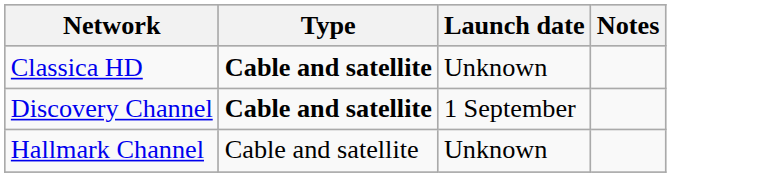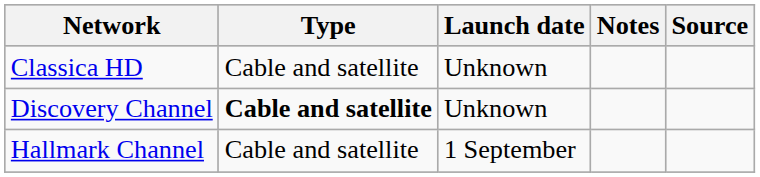+ column: (710, 25)
(328, 66) bold -> (322, 66) normal
(510, 108) 1 September -> (496, 108) Unknown
(496, 150) Unknown -> (510, 150) 1 September
